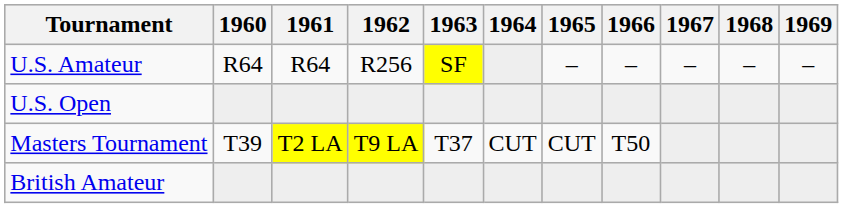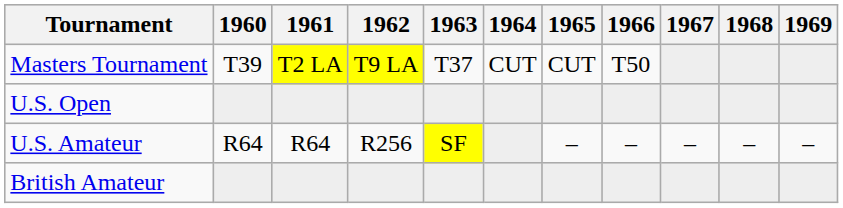rows swapped: (109, 143) <-> (76, 64)
